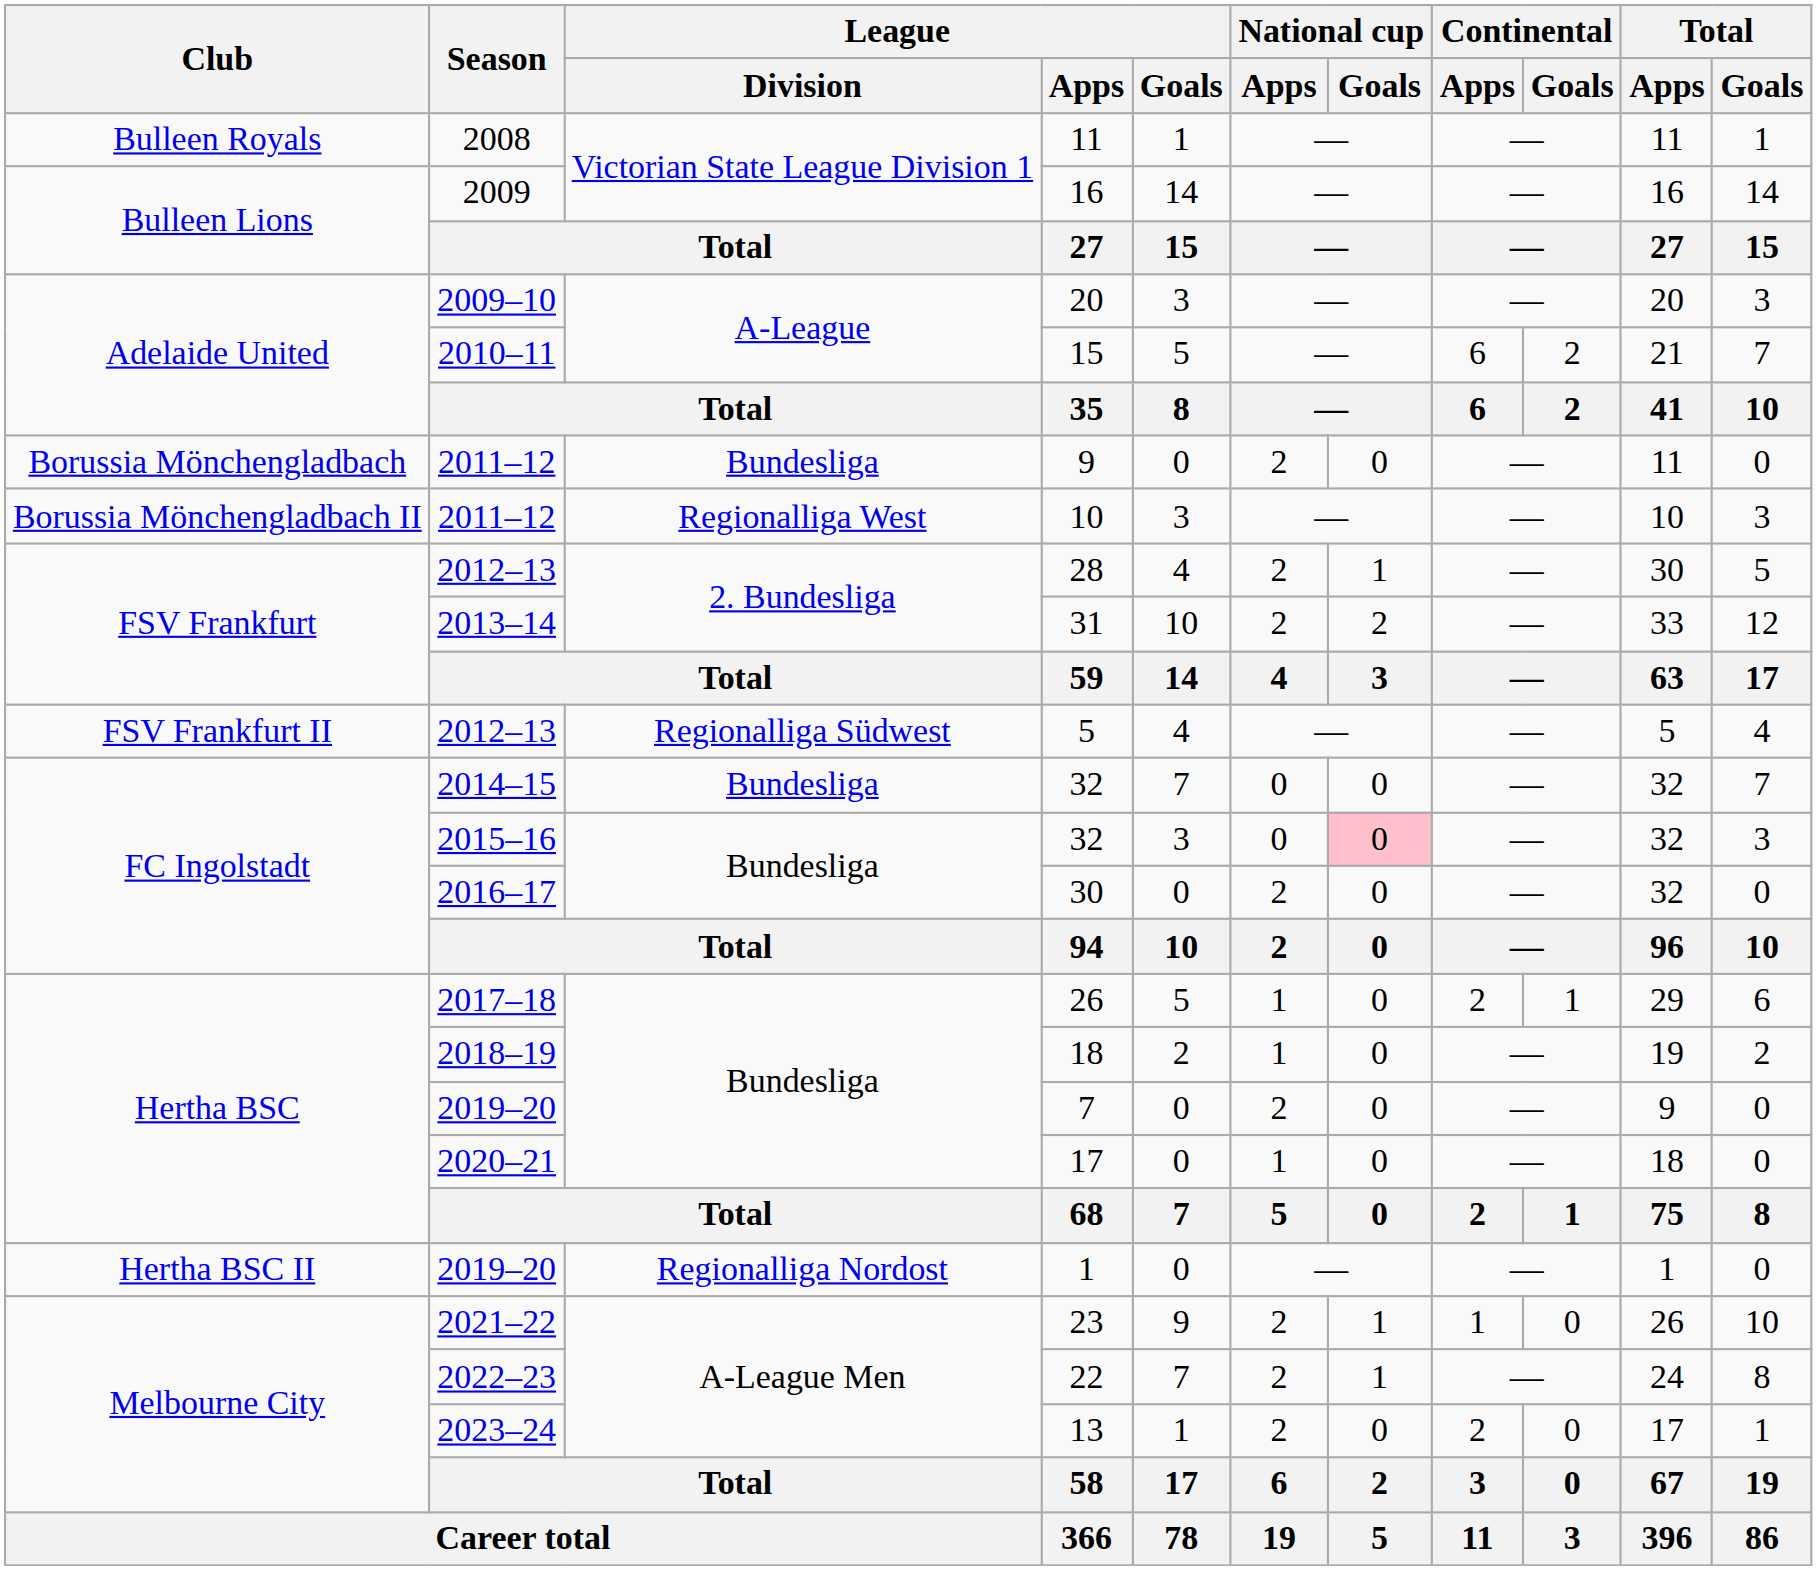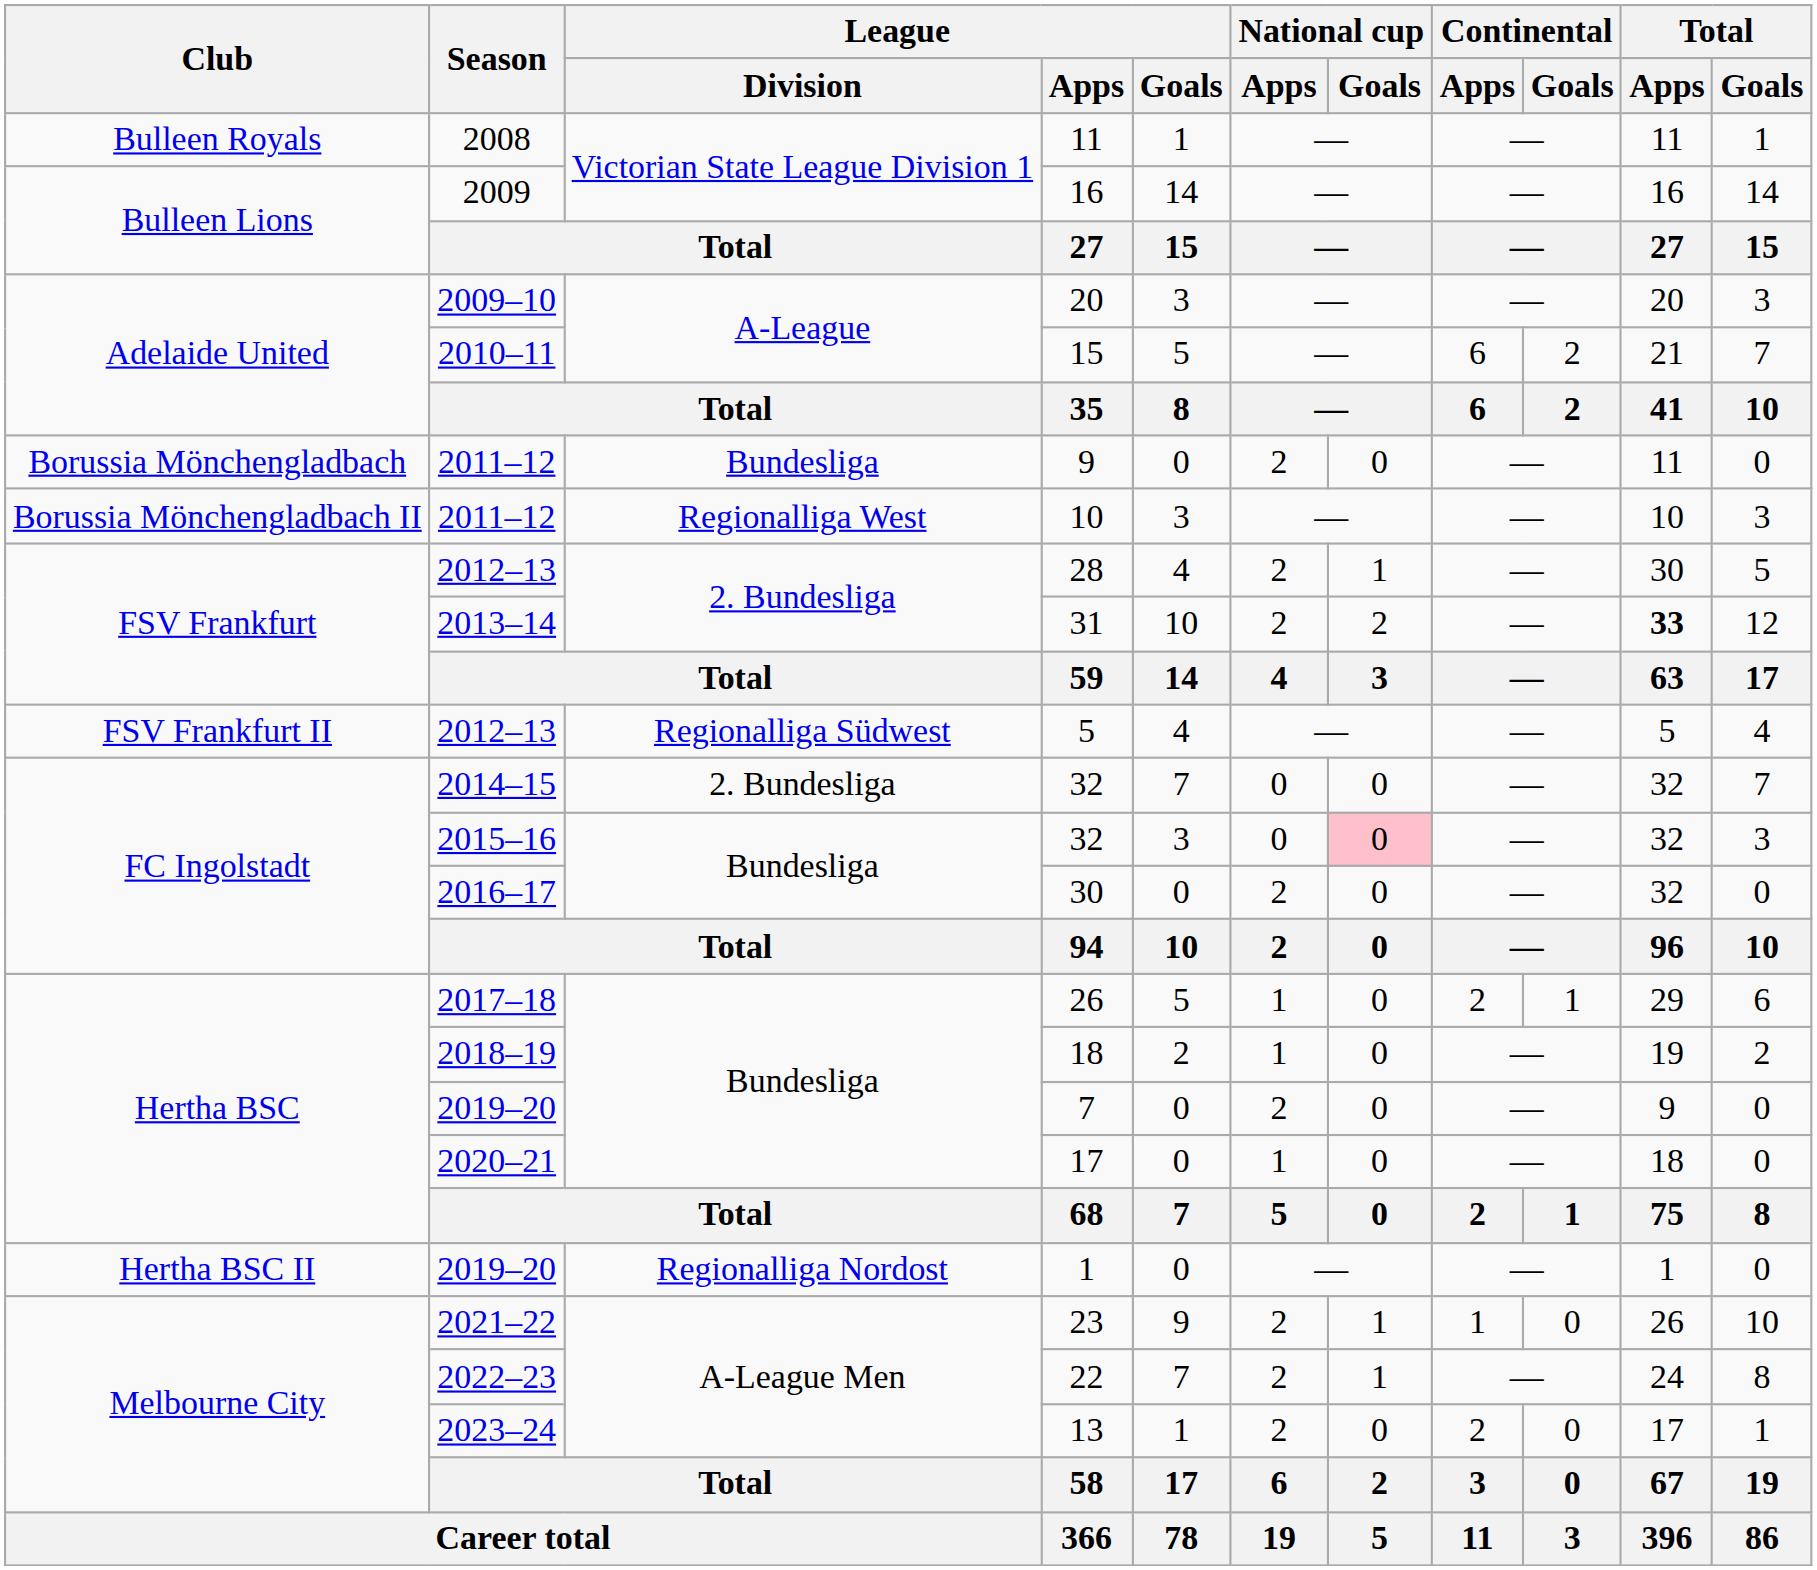(1667, 623) normal -> (1667, 623) bold
(802, 784) Bundesliga -> (802, 784) 2. Bundesliga
